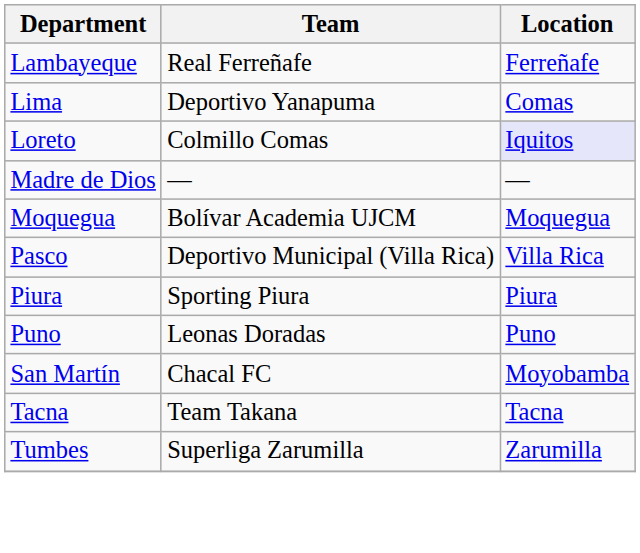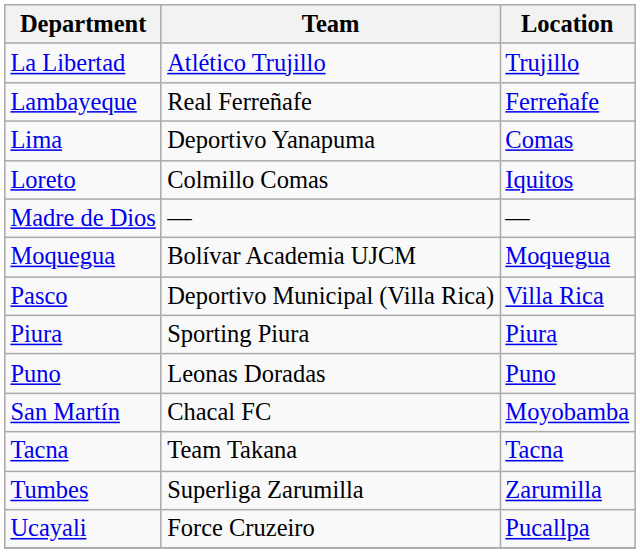+ row: (68, 62)
(539, 140) lavender background -> (539, 179) no background
+ row: (48, 528)
